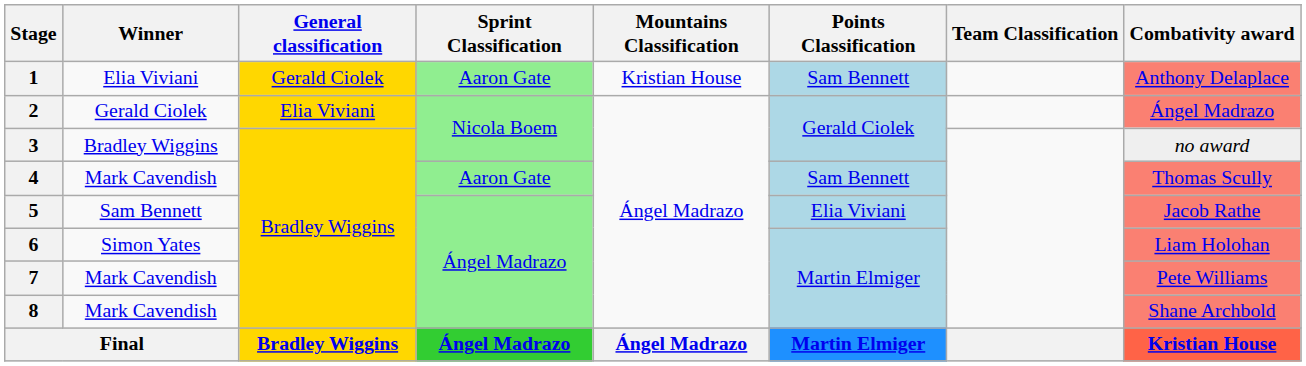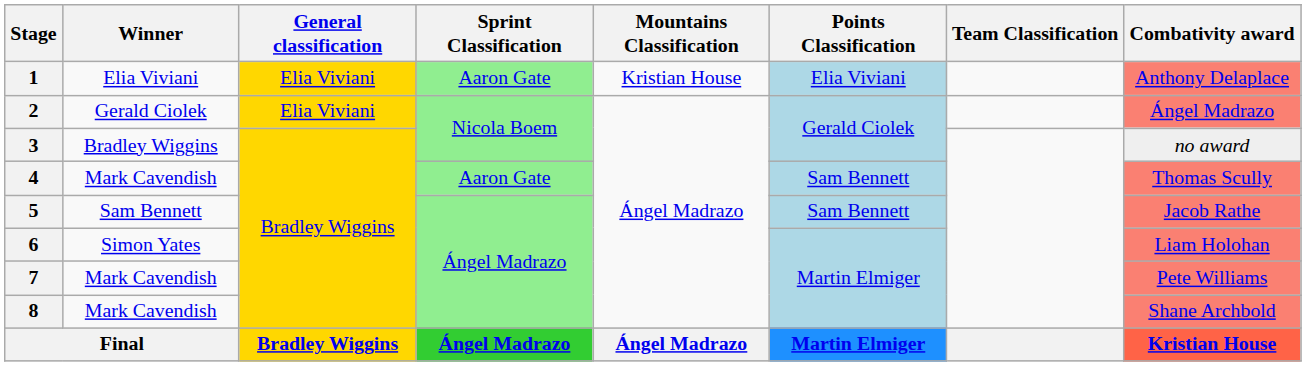(328, 78) Gerald Ciolek -> (328, 78) Elia Viviani
(858, 78) Sam Bennett -> (858, 78) Elia Viviani
(858, 211) Elia Viviani -> (858, 211) Sam Bennett
